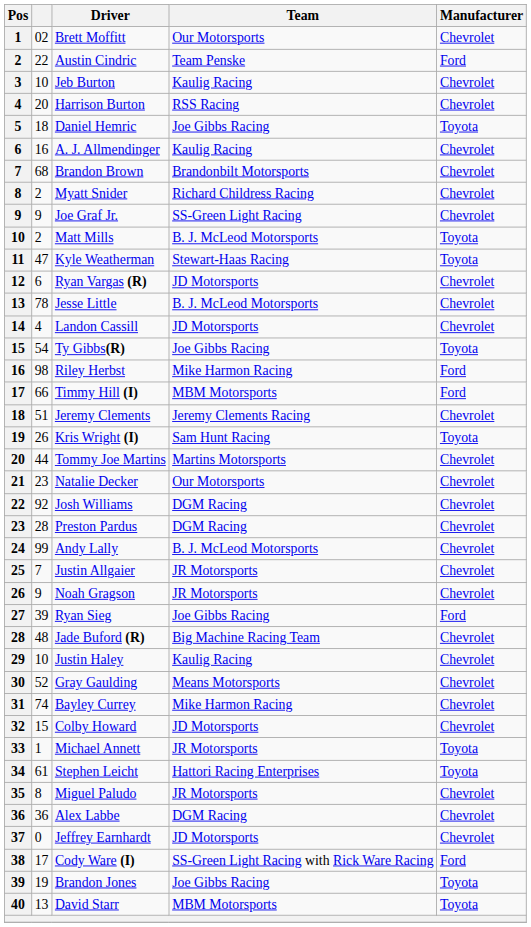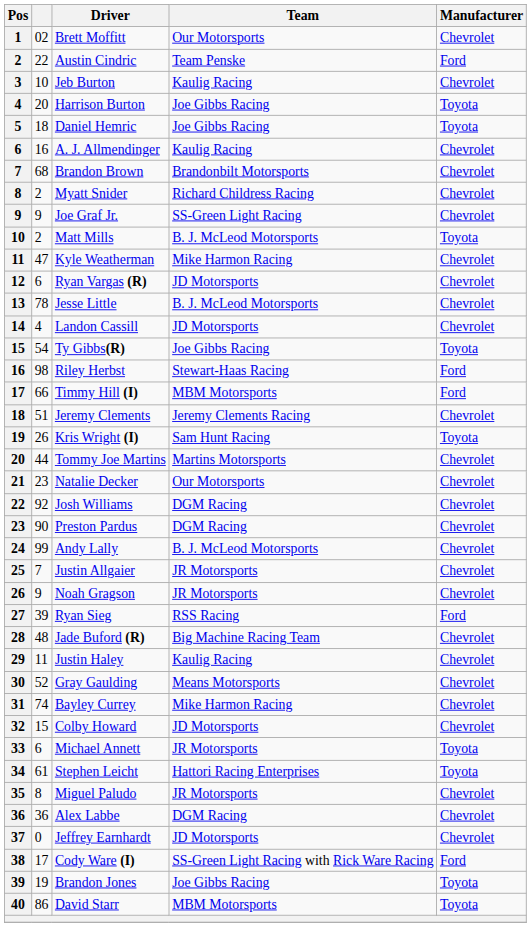(206, 104) RSS Racing -> (221, 104) Joe Gibbs Racing
(467, 104) Chevrolet -> (459, 104) Toyota
(231, 259) Stewart-Haas Racing -> (232, 259) Mike Harmon Racing
(459, 259) Toyota -> (467, 259) Chevrolet
(232, 370) Mike Harmon Racing -> (231, 370) Stewart-Haas Racing
(42, 526) 28 -> (42, 526) 90
(221, 615) Joe Gibbs Racing -> (206, 615) RSS Racing
(42, 659) 10 -> (41, 659) 11
(38, 748) 1 -> (38, 748) 6
(42, 904) 13 -> (42, 904) 86
